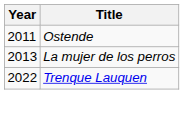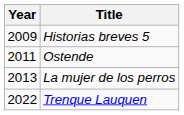+ row: (96, 36)
